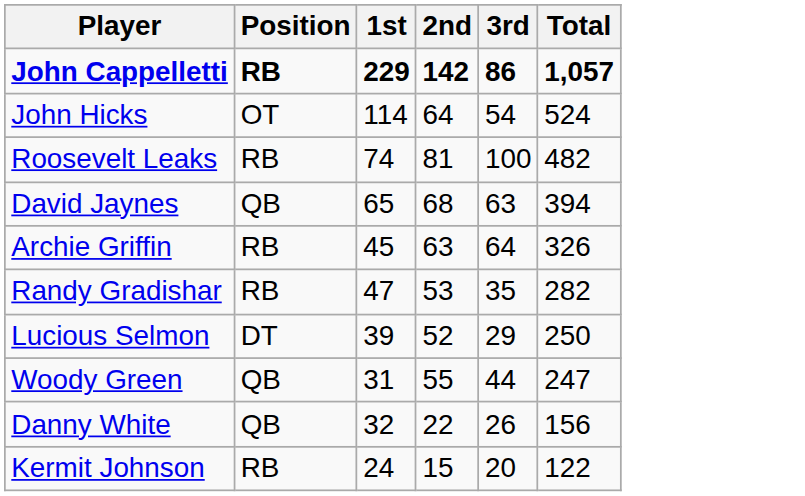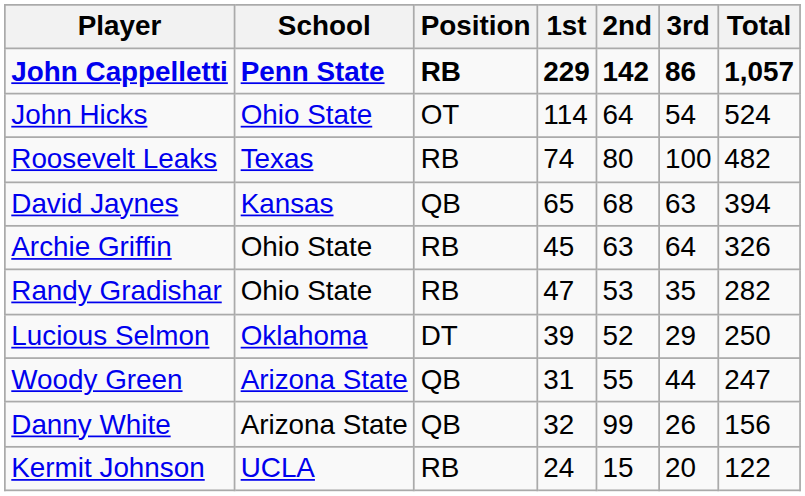+ column: (324, 26)
(438, 159) 81 -> (618, 159) 80
(438, 423) 22 -> (618, 423) 99
